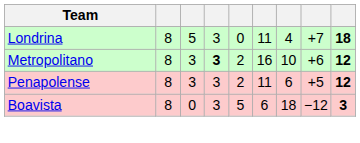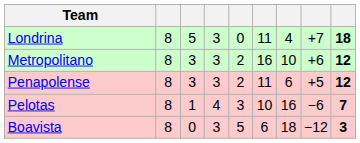(216, 60) bold -> (216, 60) normal
+ row: (31, 104)
